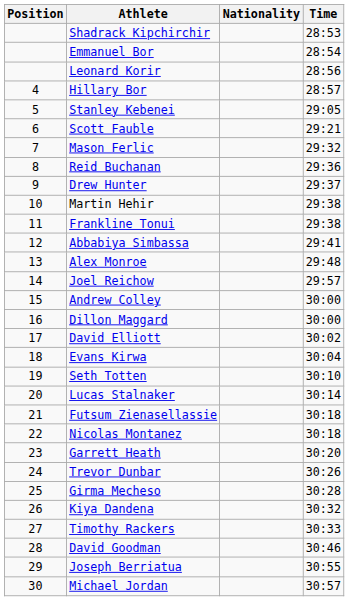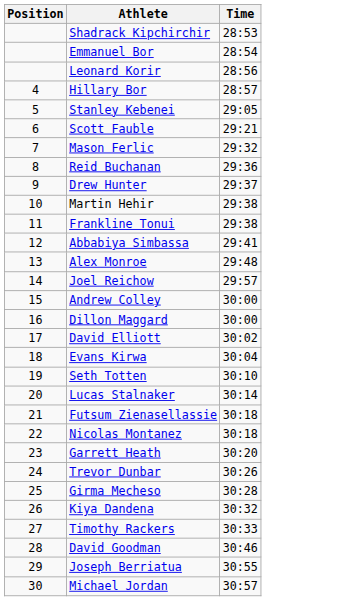- column: (261, 14)
